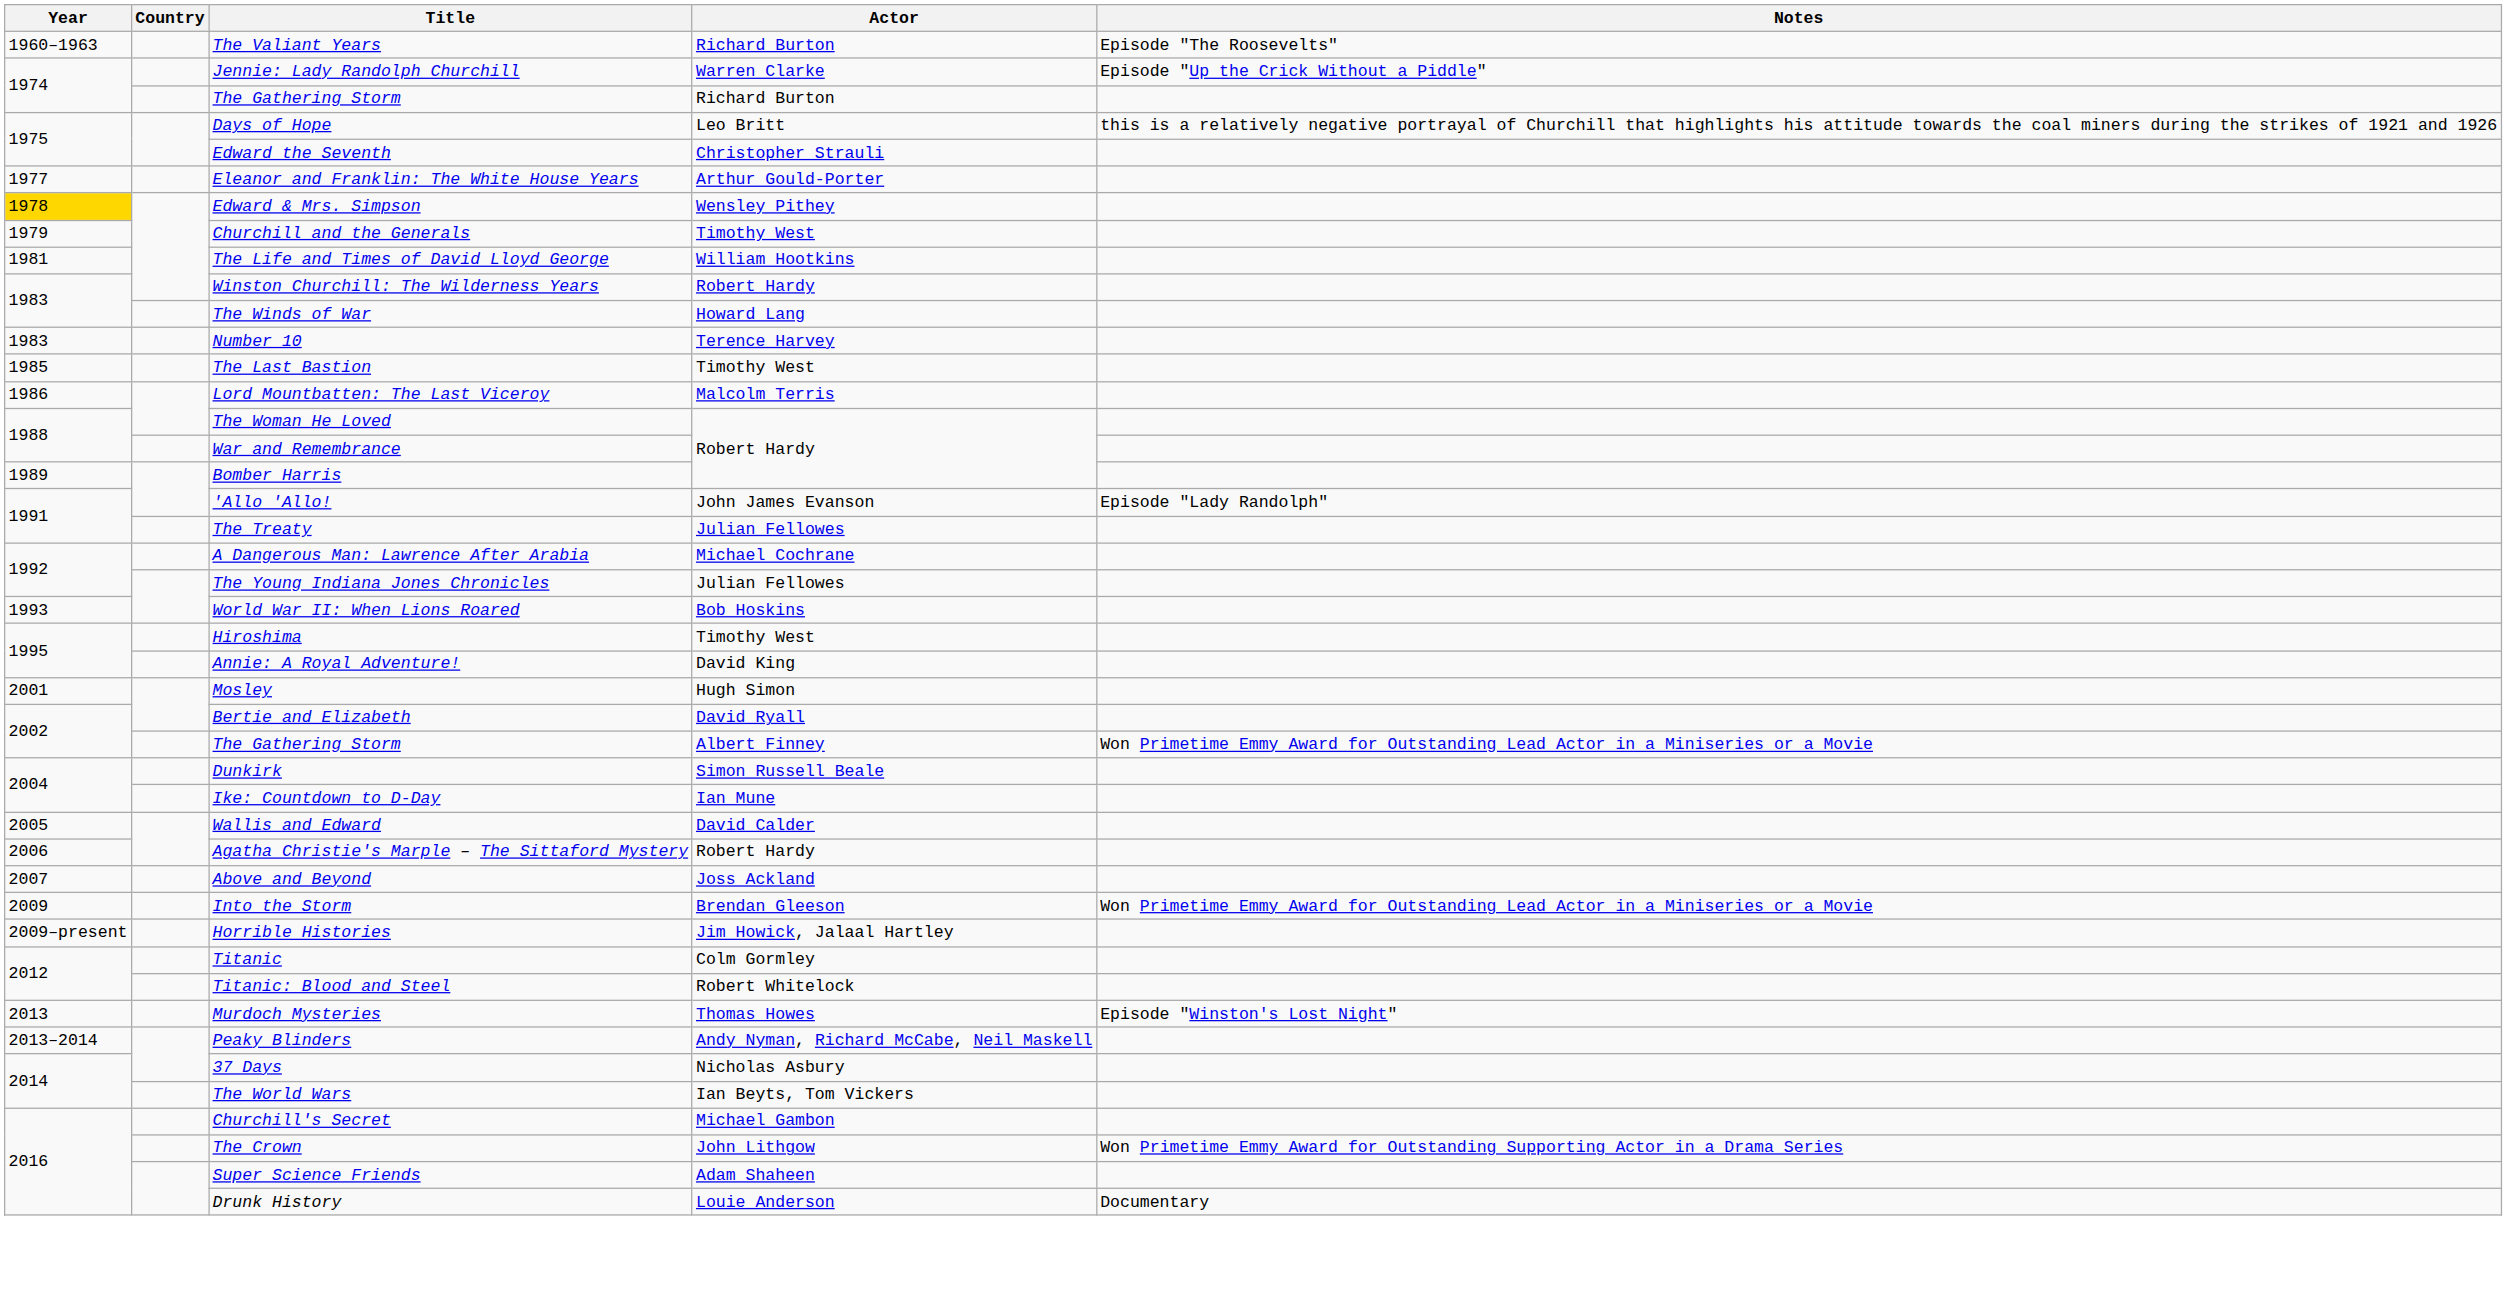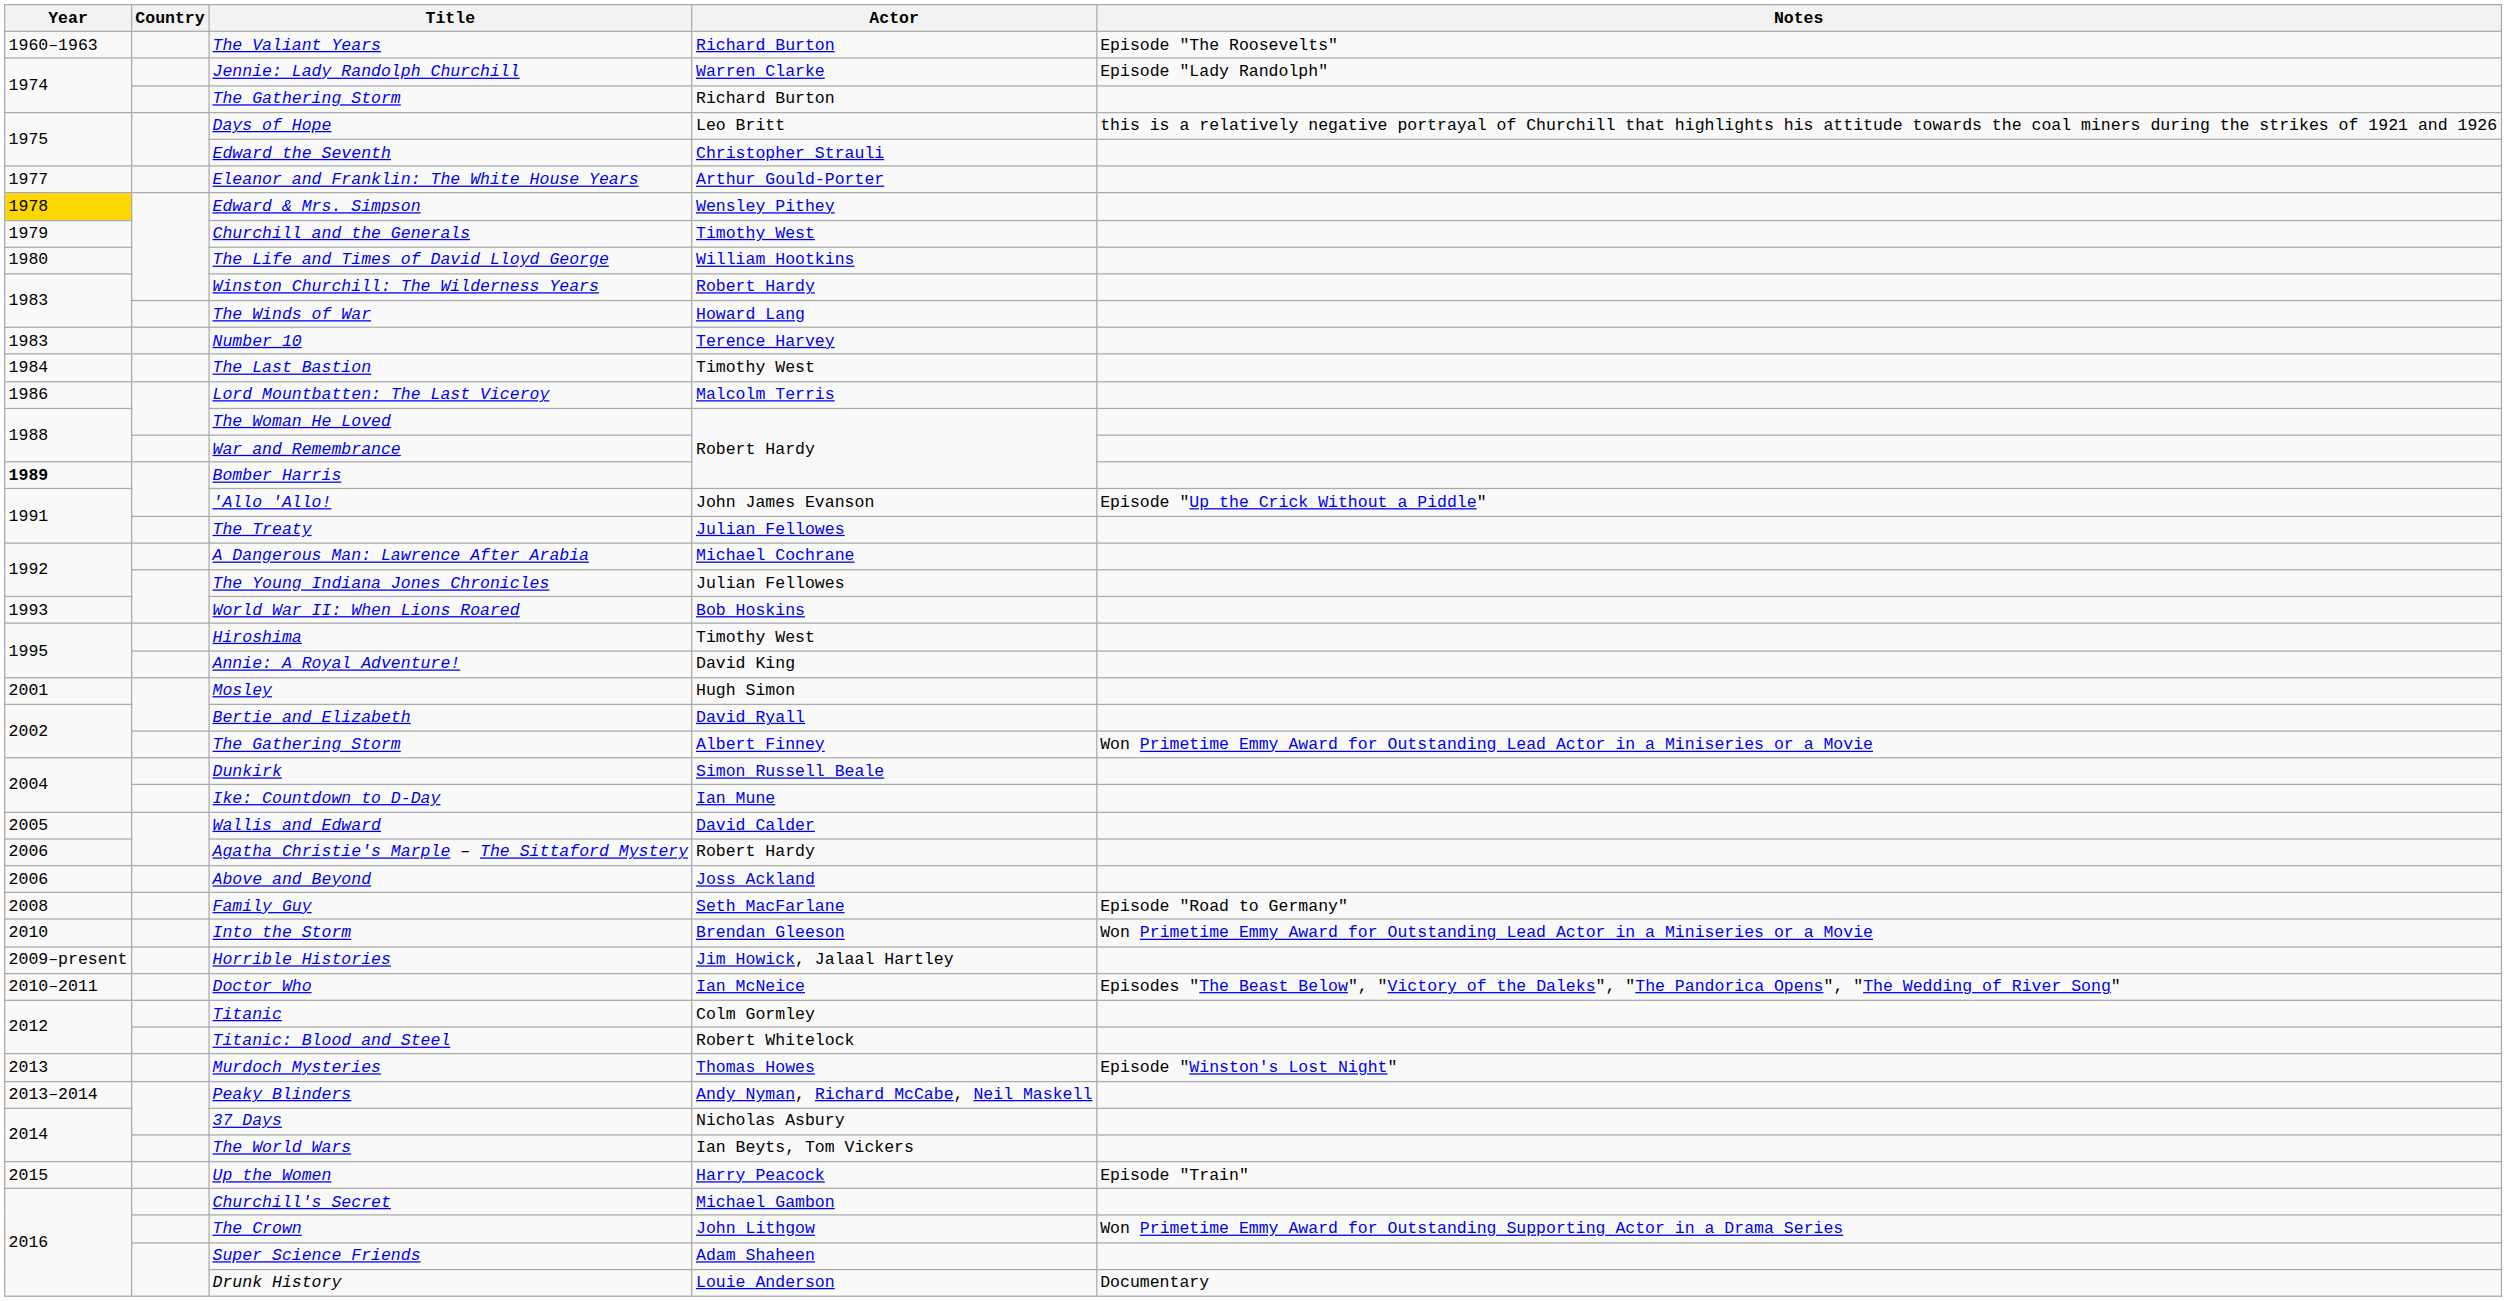(1293, 72) Episode "Up the Crick Without a Piddle" -> (1214, 72) Episode "Lady Randolph"
(28, 260) 1981 -> (28, 260) 1980
(28, 368) 1985 -> (28, 368) 1984
(28, 476) normal -> (28, 476) bold
(1214, 502) Episode "Lady Randolph" -> (1293, 502) Episode "Up the Crick Without a Piddle"
(28, 879) 2007 -> (28, 879) 2006
+ row: (262, 906)
(28, 906) 2009 -> (28, 933) 2010
+ row: (262, 987)
+ row: (272, 1175)
